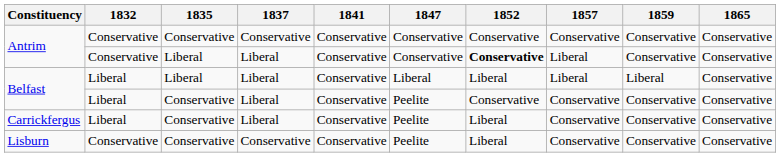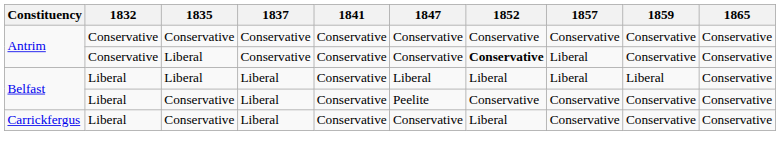(260, 57) Liberal -> (276, 57) Conservative
(411, 120) Peelite -> (428, 120) Conservative
- row: (28, 141)
